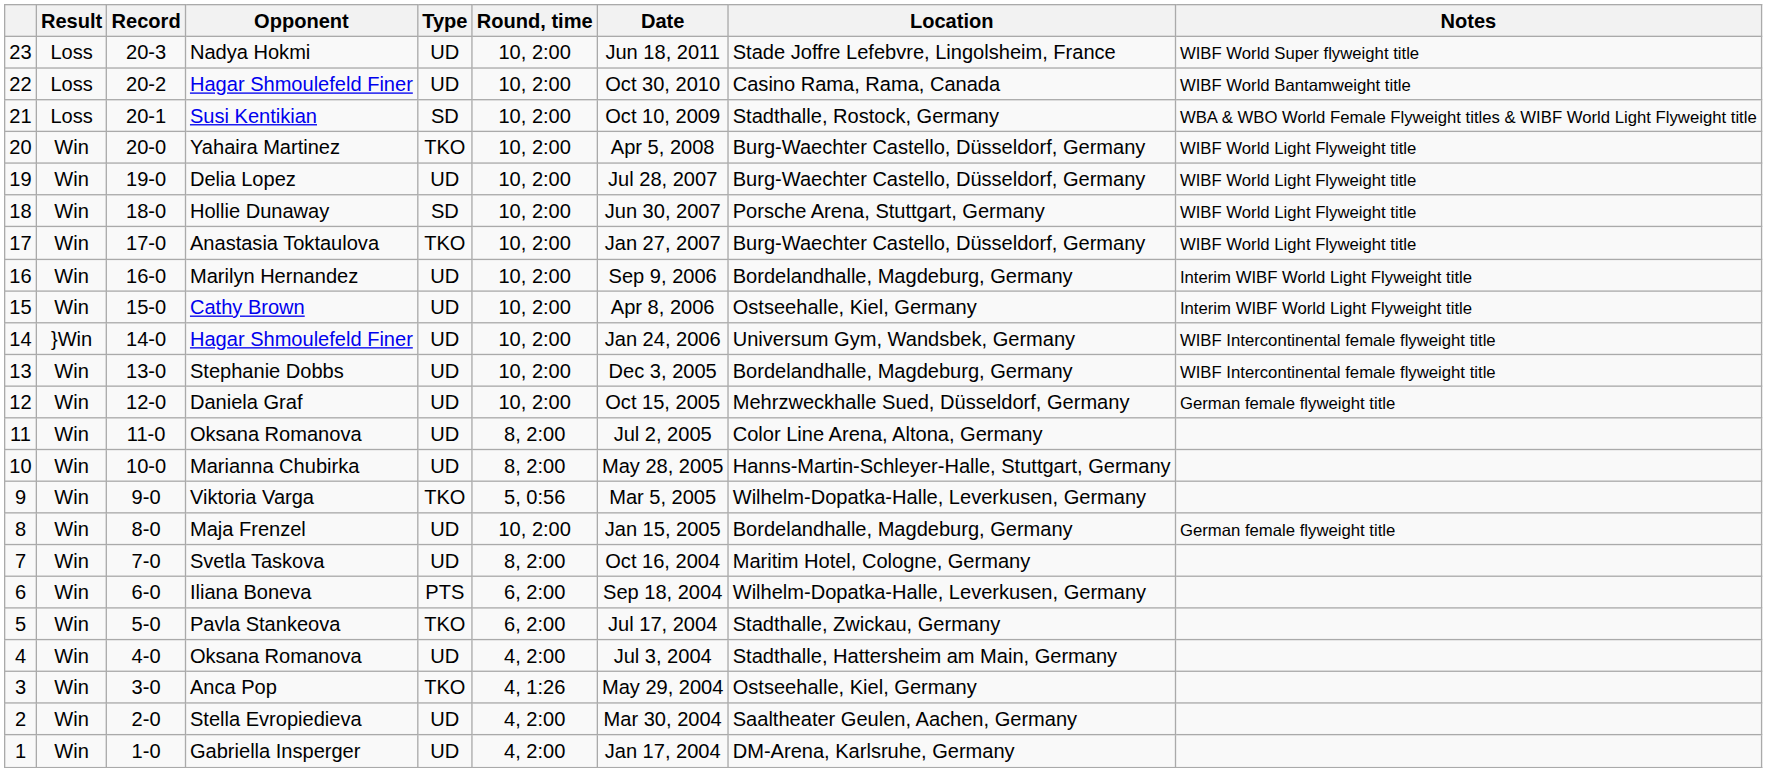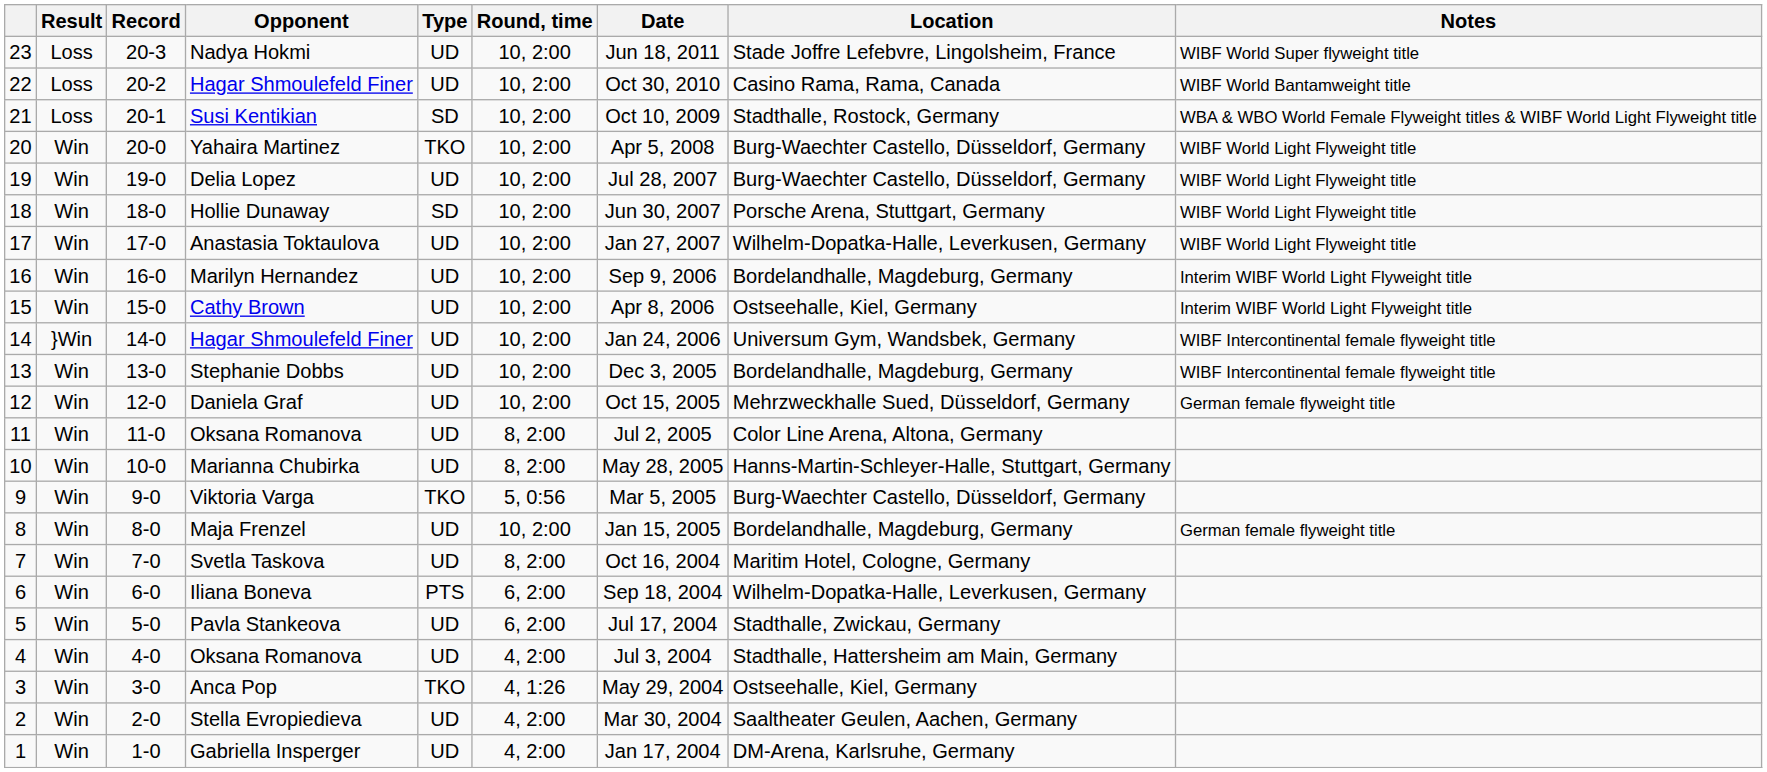(445, 243) TKO -> (445, 243) UD
(939, 243) Burg-Waechter Castello, Düsseldorf, Germany -> (939, 243) Wilhelm-Dopatka-Halle, Leverkusen, Germany
(939, 497) Wilhelm-Dopatka-Halle, Leverkusen, Germany -> (939, 497) Burg-Waechter Castello, Düsseldorf, Germany
(445, 624) TKO -> (445, 624) UD
